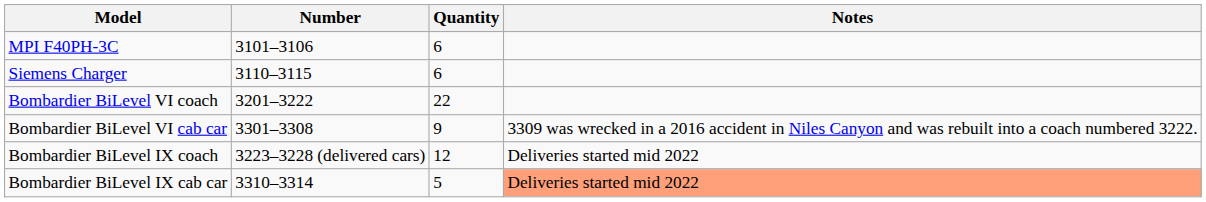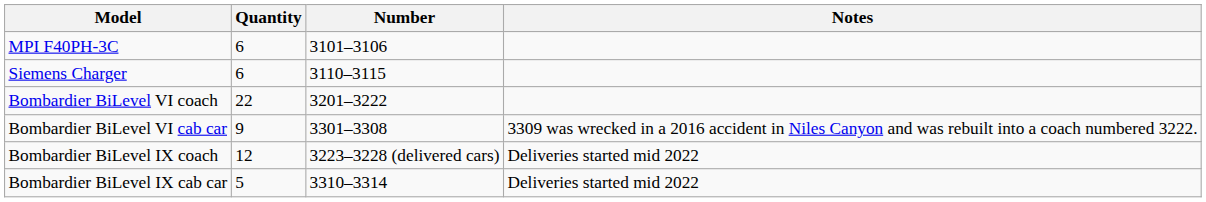columns swapped: (466, 18) <-> (330, 18)
(603, 182) lightsalmon background -> (603, 182) no background
